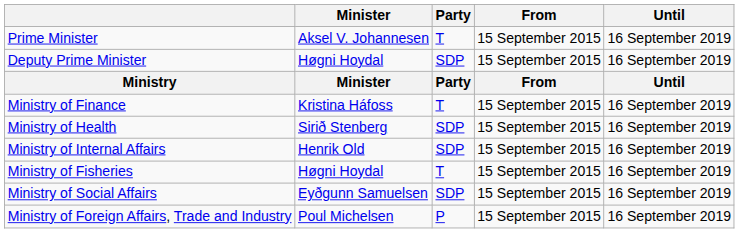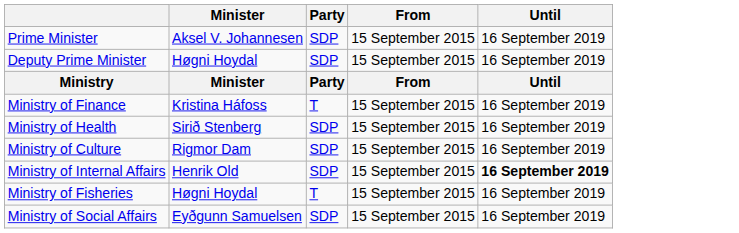(440, 37) T -> (324, 37) SDP
+ row: (64, 149)
(669, 149) normal -> (545, 171) bold
- row: (150, 216)
